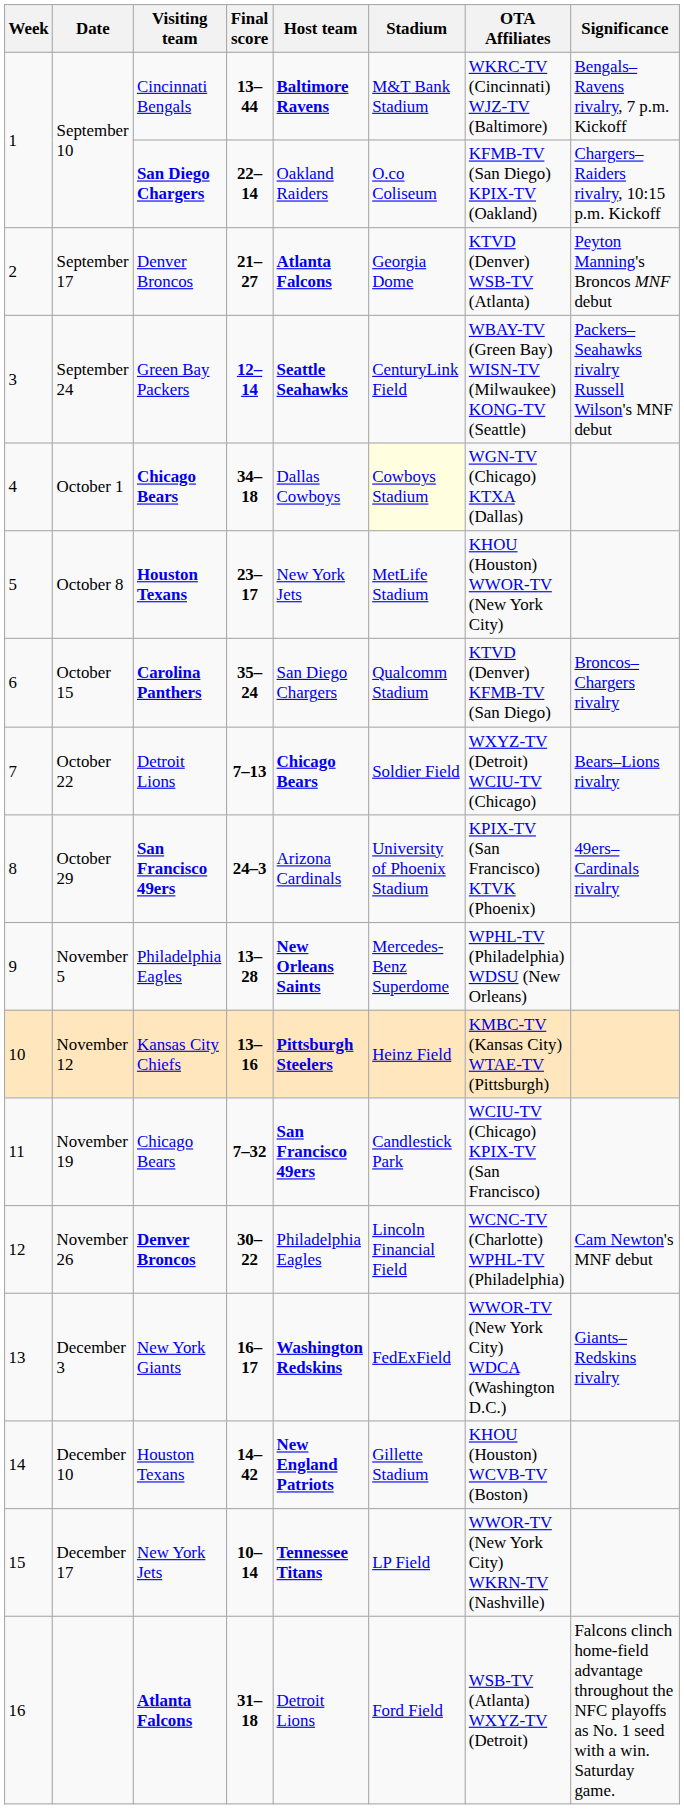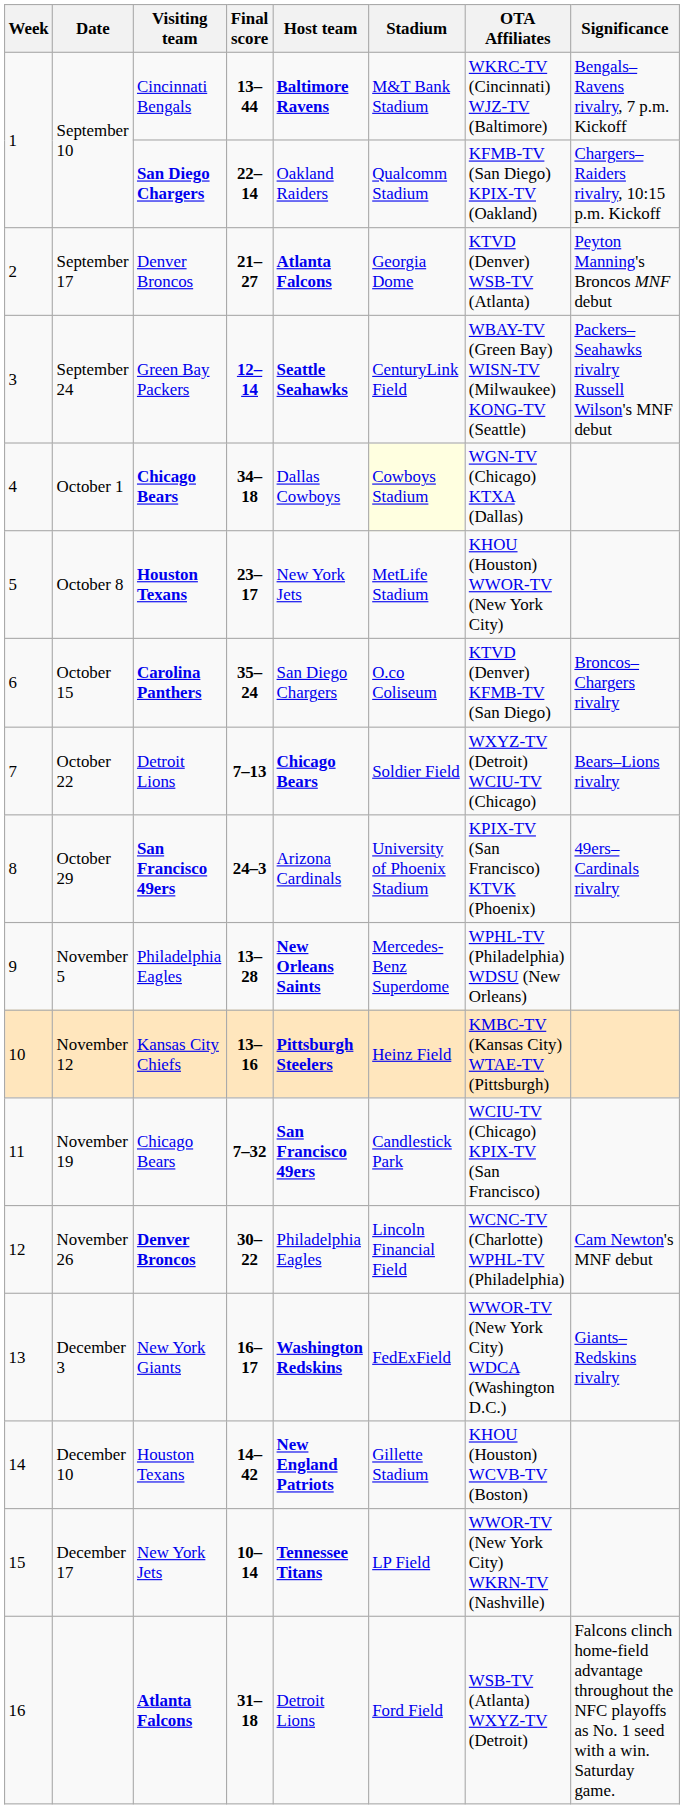(405, 184) O.co Coliseum -> (410, 184) Qualcomm Stadium
(410, 682) Qualcomm Stadium -> (405, 682) O.co Coliseum
